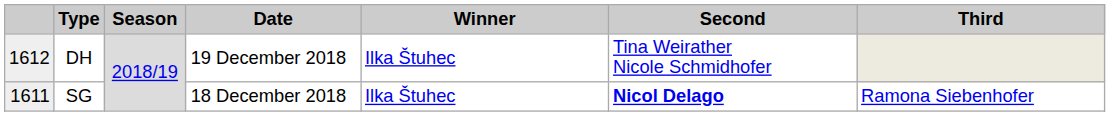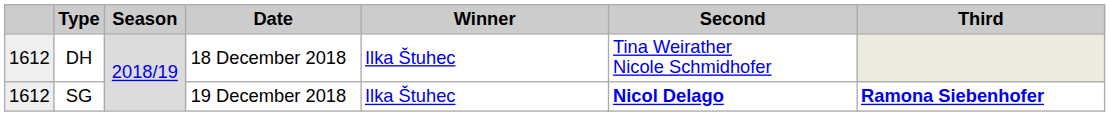(273, 57) 19 December 2018 -> (273, 57) 18 December 2018
(30, 96) 1611 -> (29, 96) 1612
(273, 96) 18 December 2018 -> (273, 96) 19 December 2018
(947, 96) normal -> (953, 96) bold
